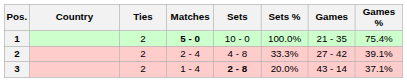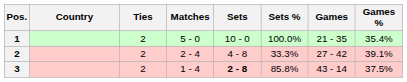(190, 38) bold -> (190, 38) normal
(379, 38) 75.4% -> (379, 38) 35.4%
(285, 69) 20.0% -> (285, 69) 85.8%
(379, 69) 37.1% -> (379, 69) 37.5%
